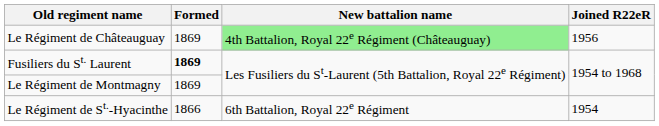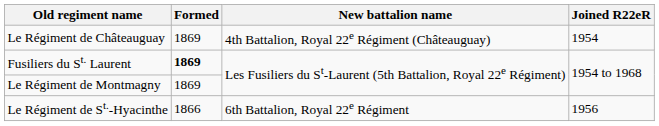(358, 37) lightgreen background -> (358, 37) no background
(585, 37) 1956 -> (585, 37) 1954
(585, 108) 1954 -> (585, 108) 1956
